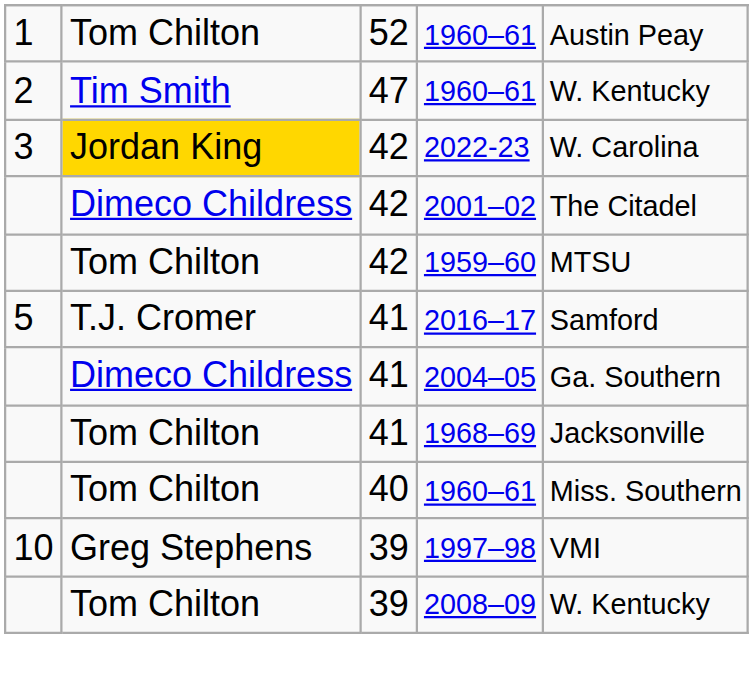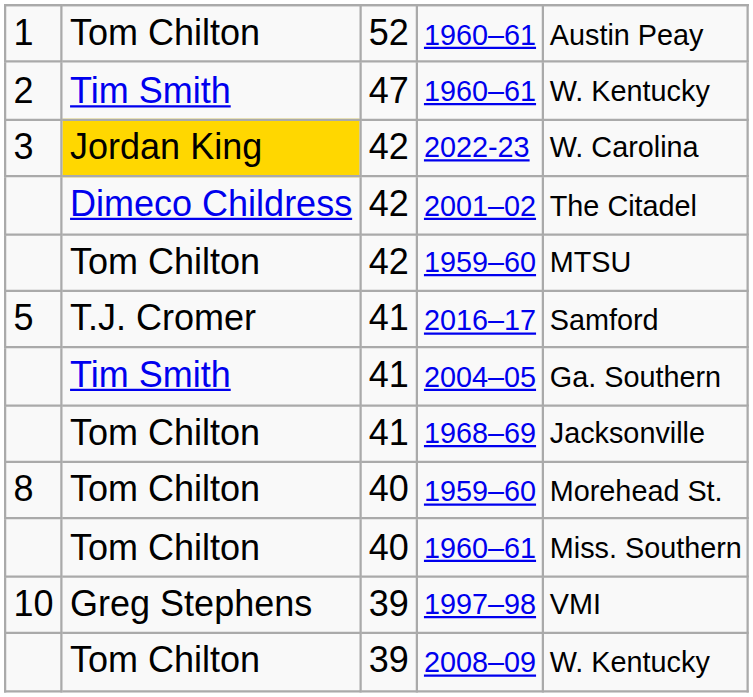(211, 375) Dimeco Childress -> (150, 375) Tim Smith
+ row: (23, 489)
